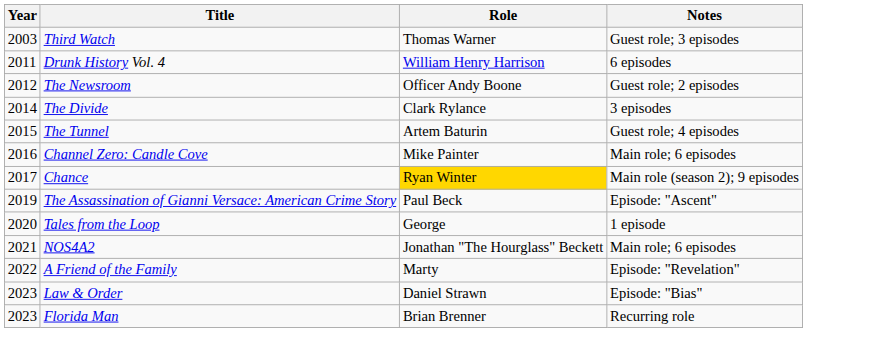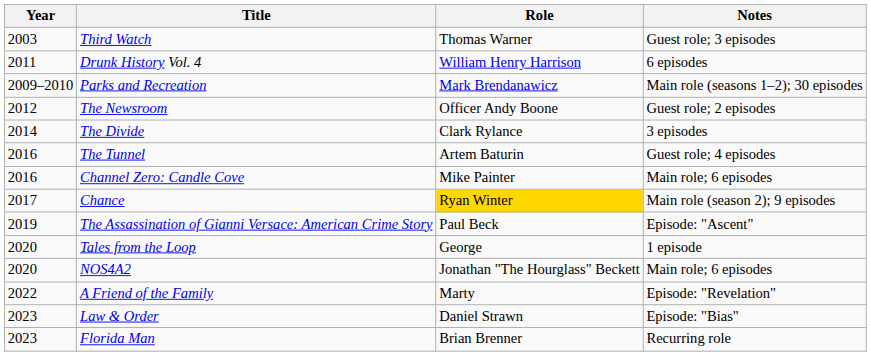+ row: (143, 85)
(22, 131) 2015 -> (22, 154) 2016
(22, 246) 2021 -> (22, 270) 2020
